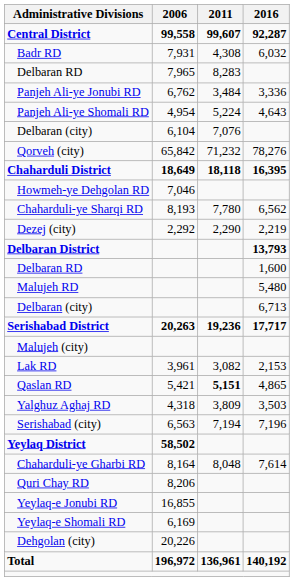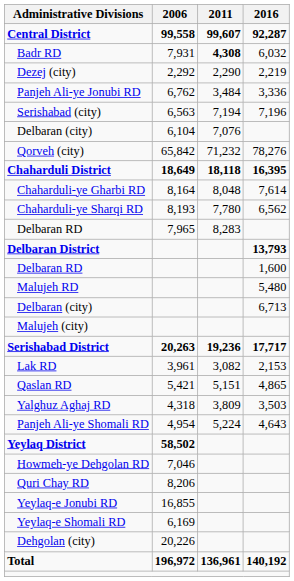(227, 53) normal -> (227, 53) bold
rows swapped: (50, 72) <-> (46, 229)
rows swapped: (83, 111) <-> (59, 424)
rows swapped: (81, 463) <-> (83, 190)
rows swapped: (53, 346) <-> (58, 326)
(227, 385) bold -> (227, 385) normal
